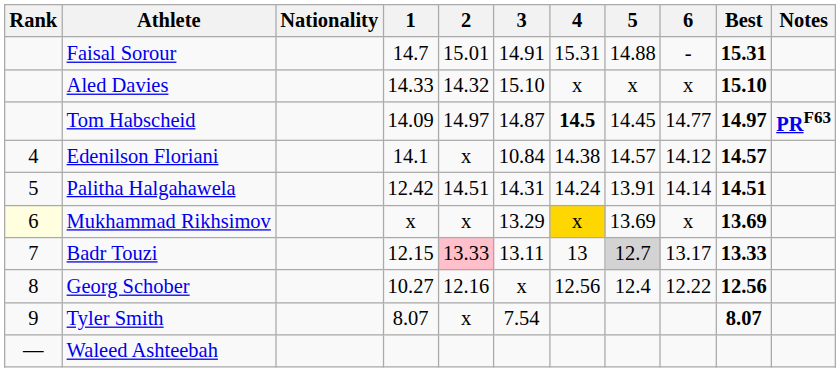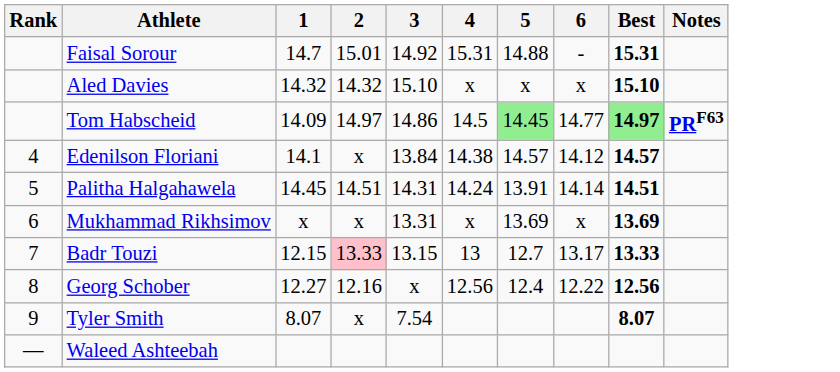- column: (329, 20)
(522, 53) 14.91 -> (414, 53) 14.92
(411, 85) 14.33 -> (303, 85) 14.32
(522, 120) 14.87 -> (414, 120) 14.86
(577, 120) bold -> (470, 120) normal
(633, 120) no background -> (525, 120) lightgreen background
(744, 120) no background -> (636, 120) lightgreen background
(522, 156) 10.84 -> (414, 156) 13.84
(411, 188) 12.42 -> (303, 188) 14.45
(33, 221) lightyellow background -> (33, 221) no background
(522, 221) 13.29 -> (414, 221) 13.31
(577, 221) gold background -> (470, 221) no background
(522, 253) 13.11 -> (414, 253) 13.15
(633, 253) lightgrey background -> (525, 253) no background
(411, 286) 10.27 -> (303, 286) 12.27
